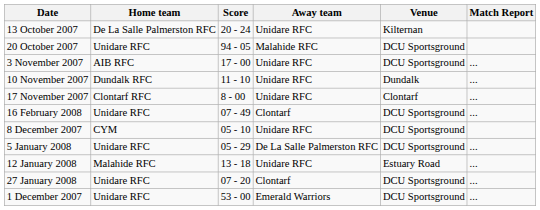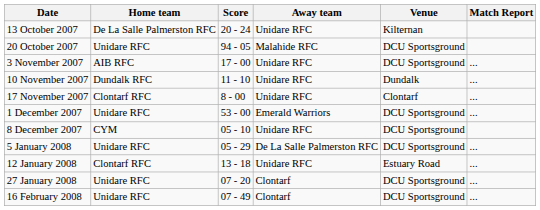rows swapped: (44, 197) <-> (44, 113)
(124, 163) Malahide RFC -> (122, 163) Clontarf RFC
